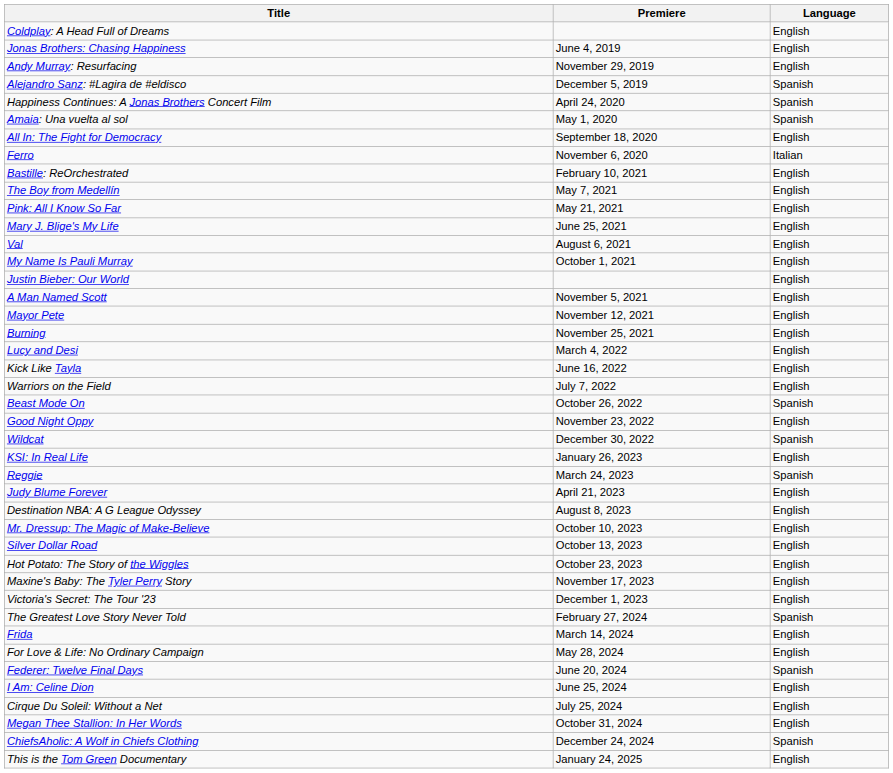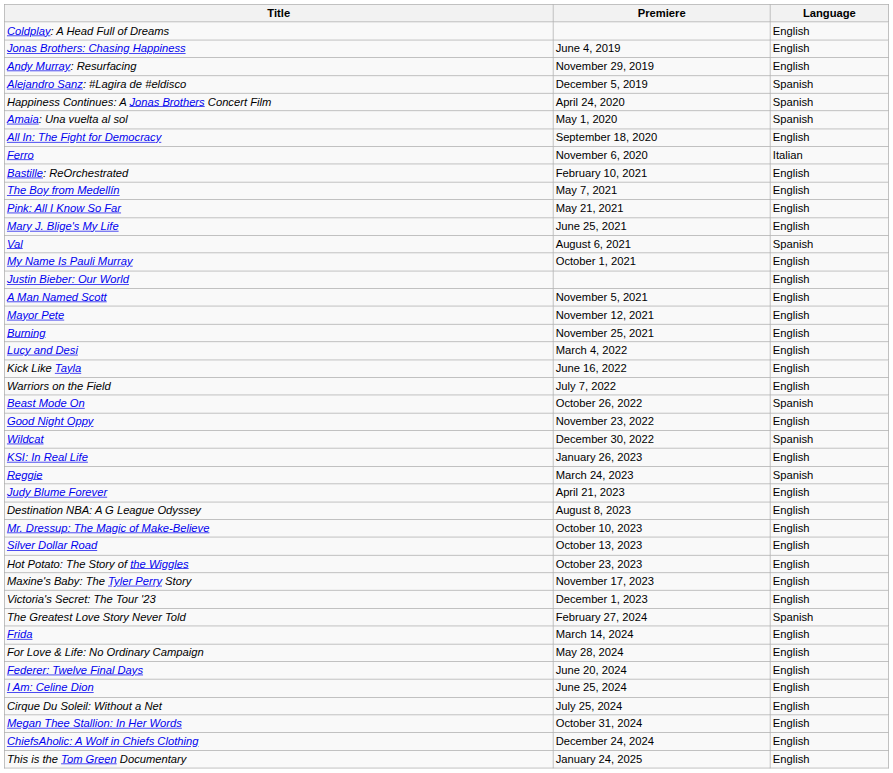(791, 244) English -> (793, 244) Spanish
(793, 670) Spanish -> (791, 670) English
(793, 741) Spanish -> (791, 741) English
